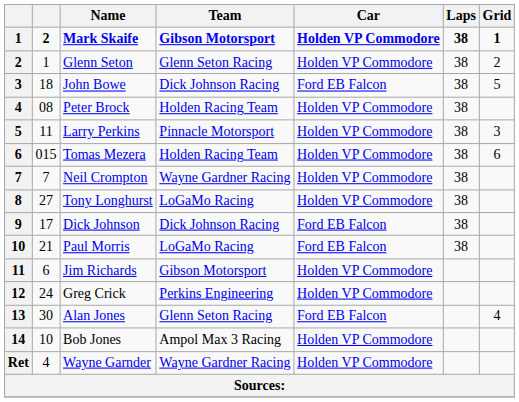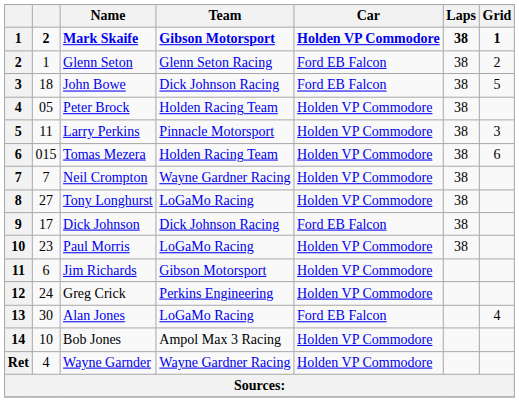(365, 61) Holden VP Commodore -> (342, 61) Ford EB Falcon
(46, 108) 08 -> (46, 108) 05
(46, 246) 21 -> (46, 246) 23
(342, 246) Ford EB Falcon -> (365, 246) Holden VP Commodore
(216, 316) Glenn Seton Racing -> (207, 316) LoGaMo Racing
